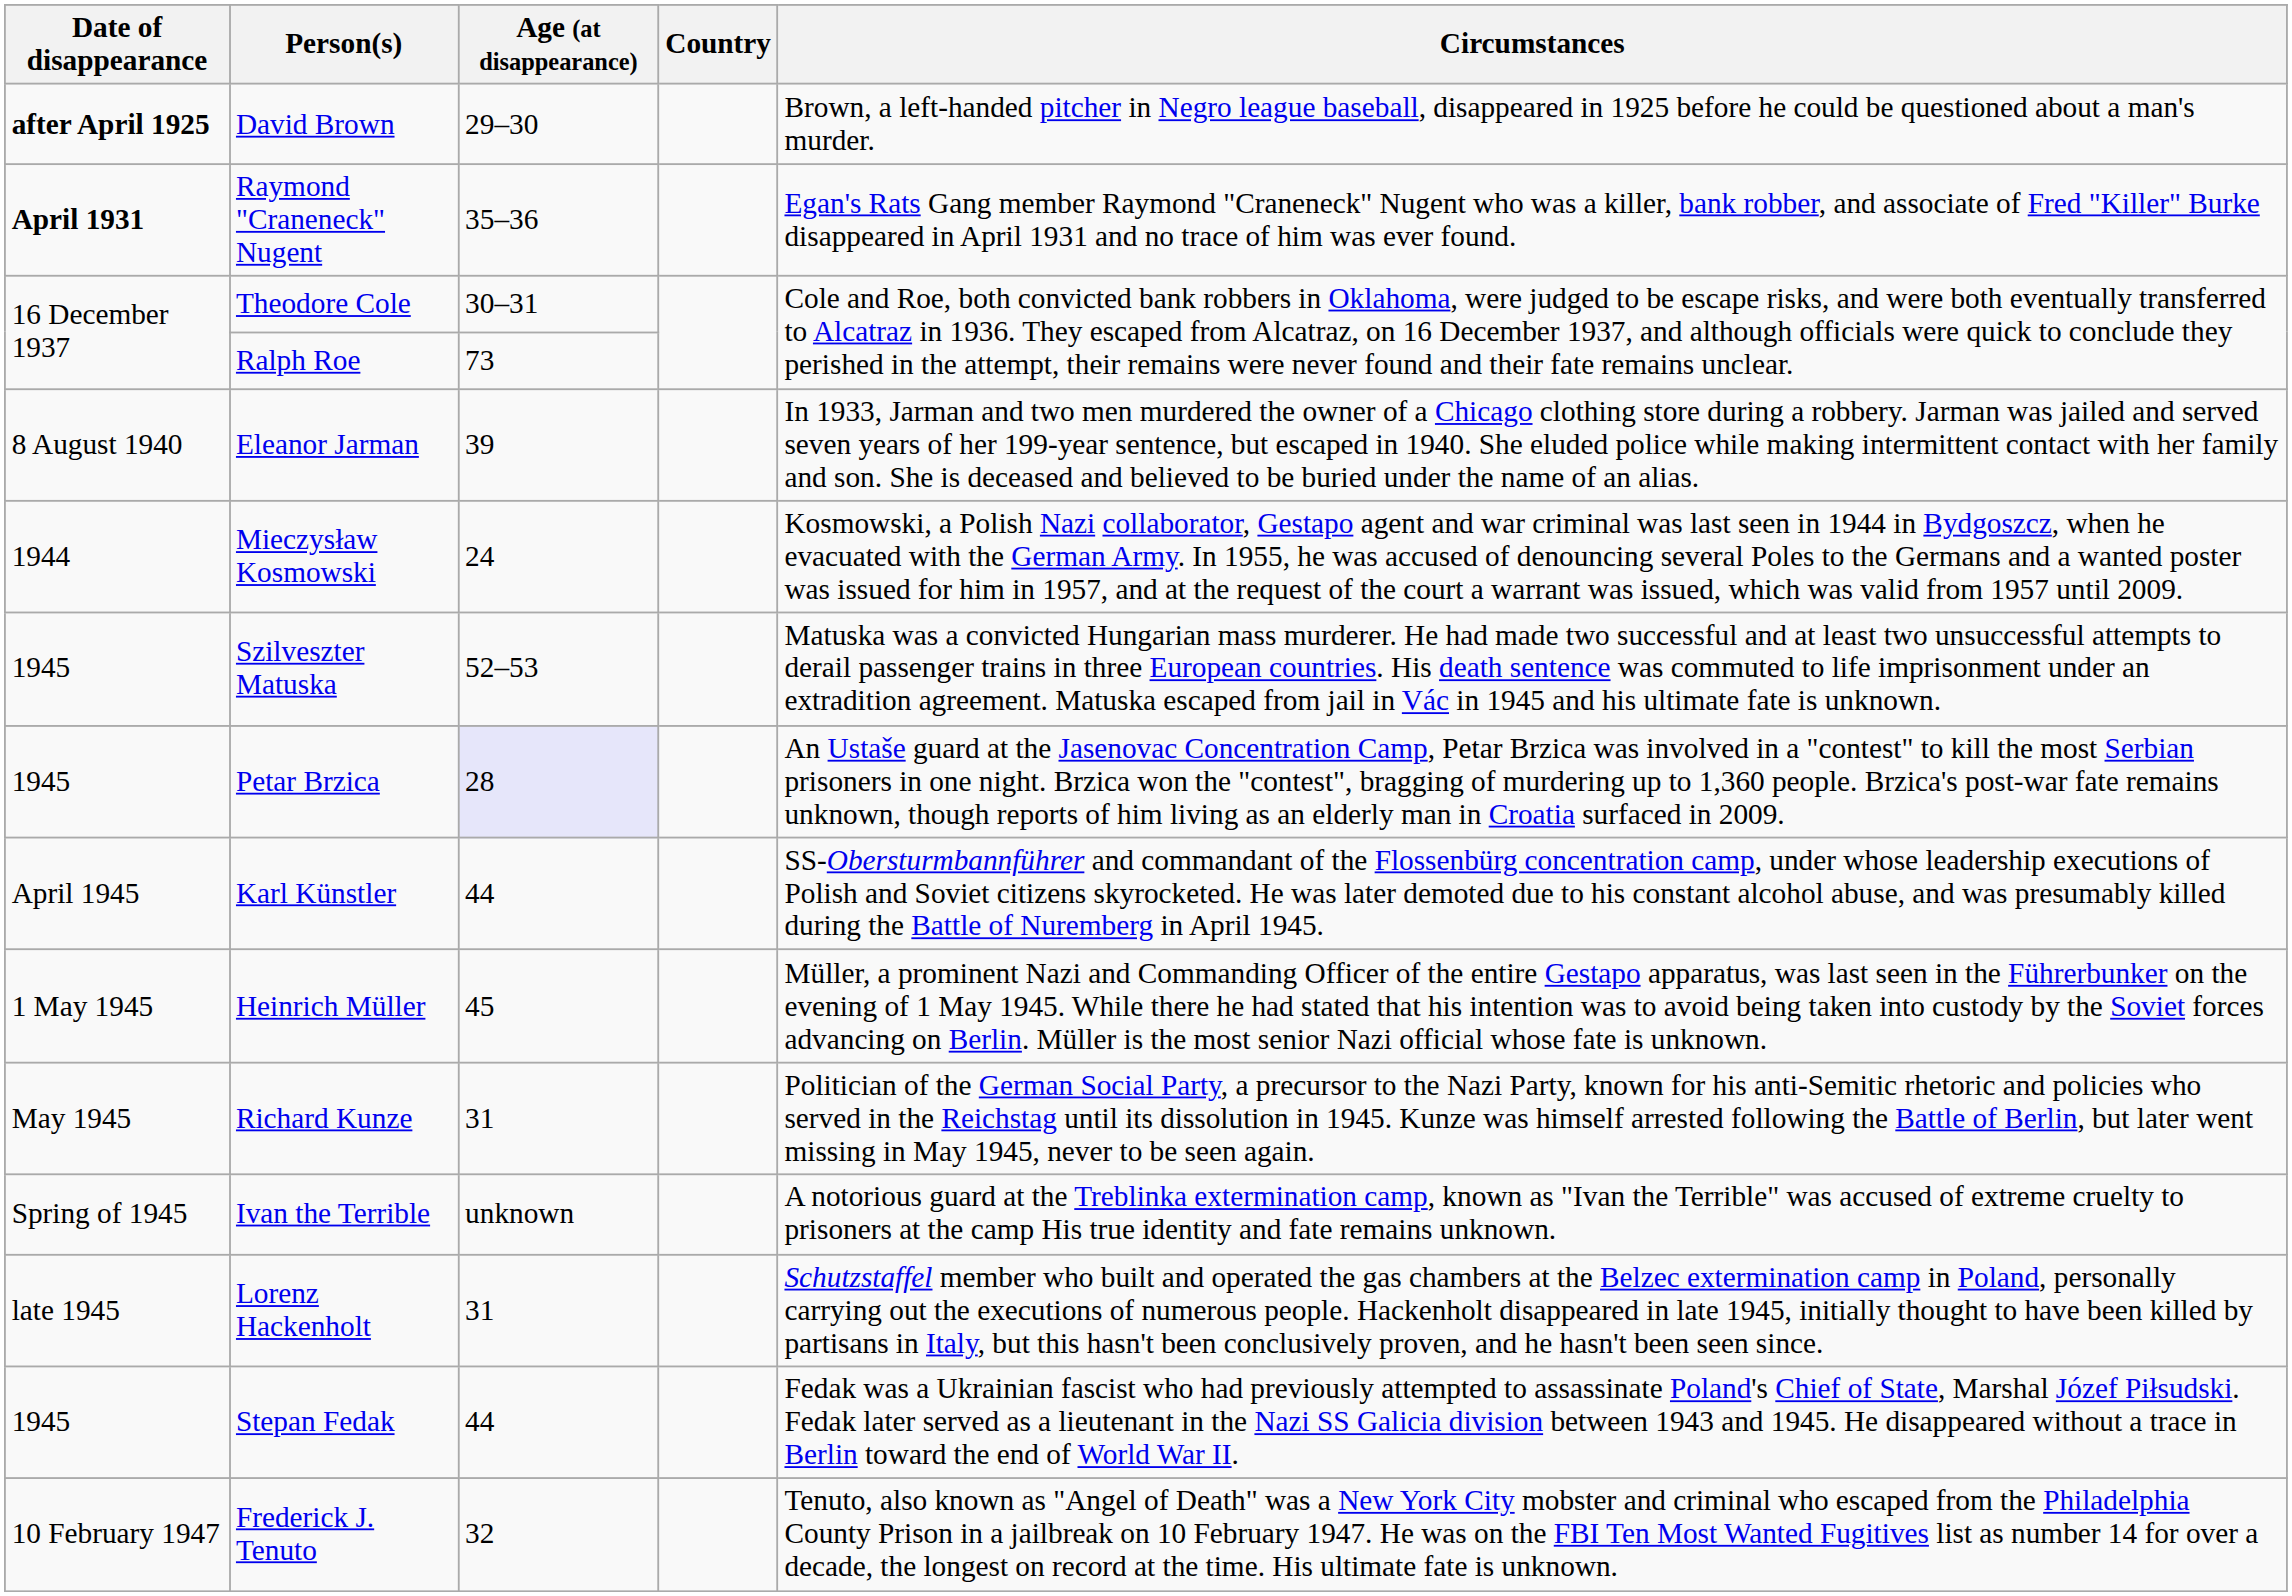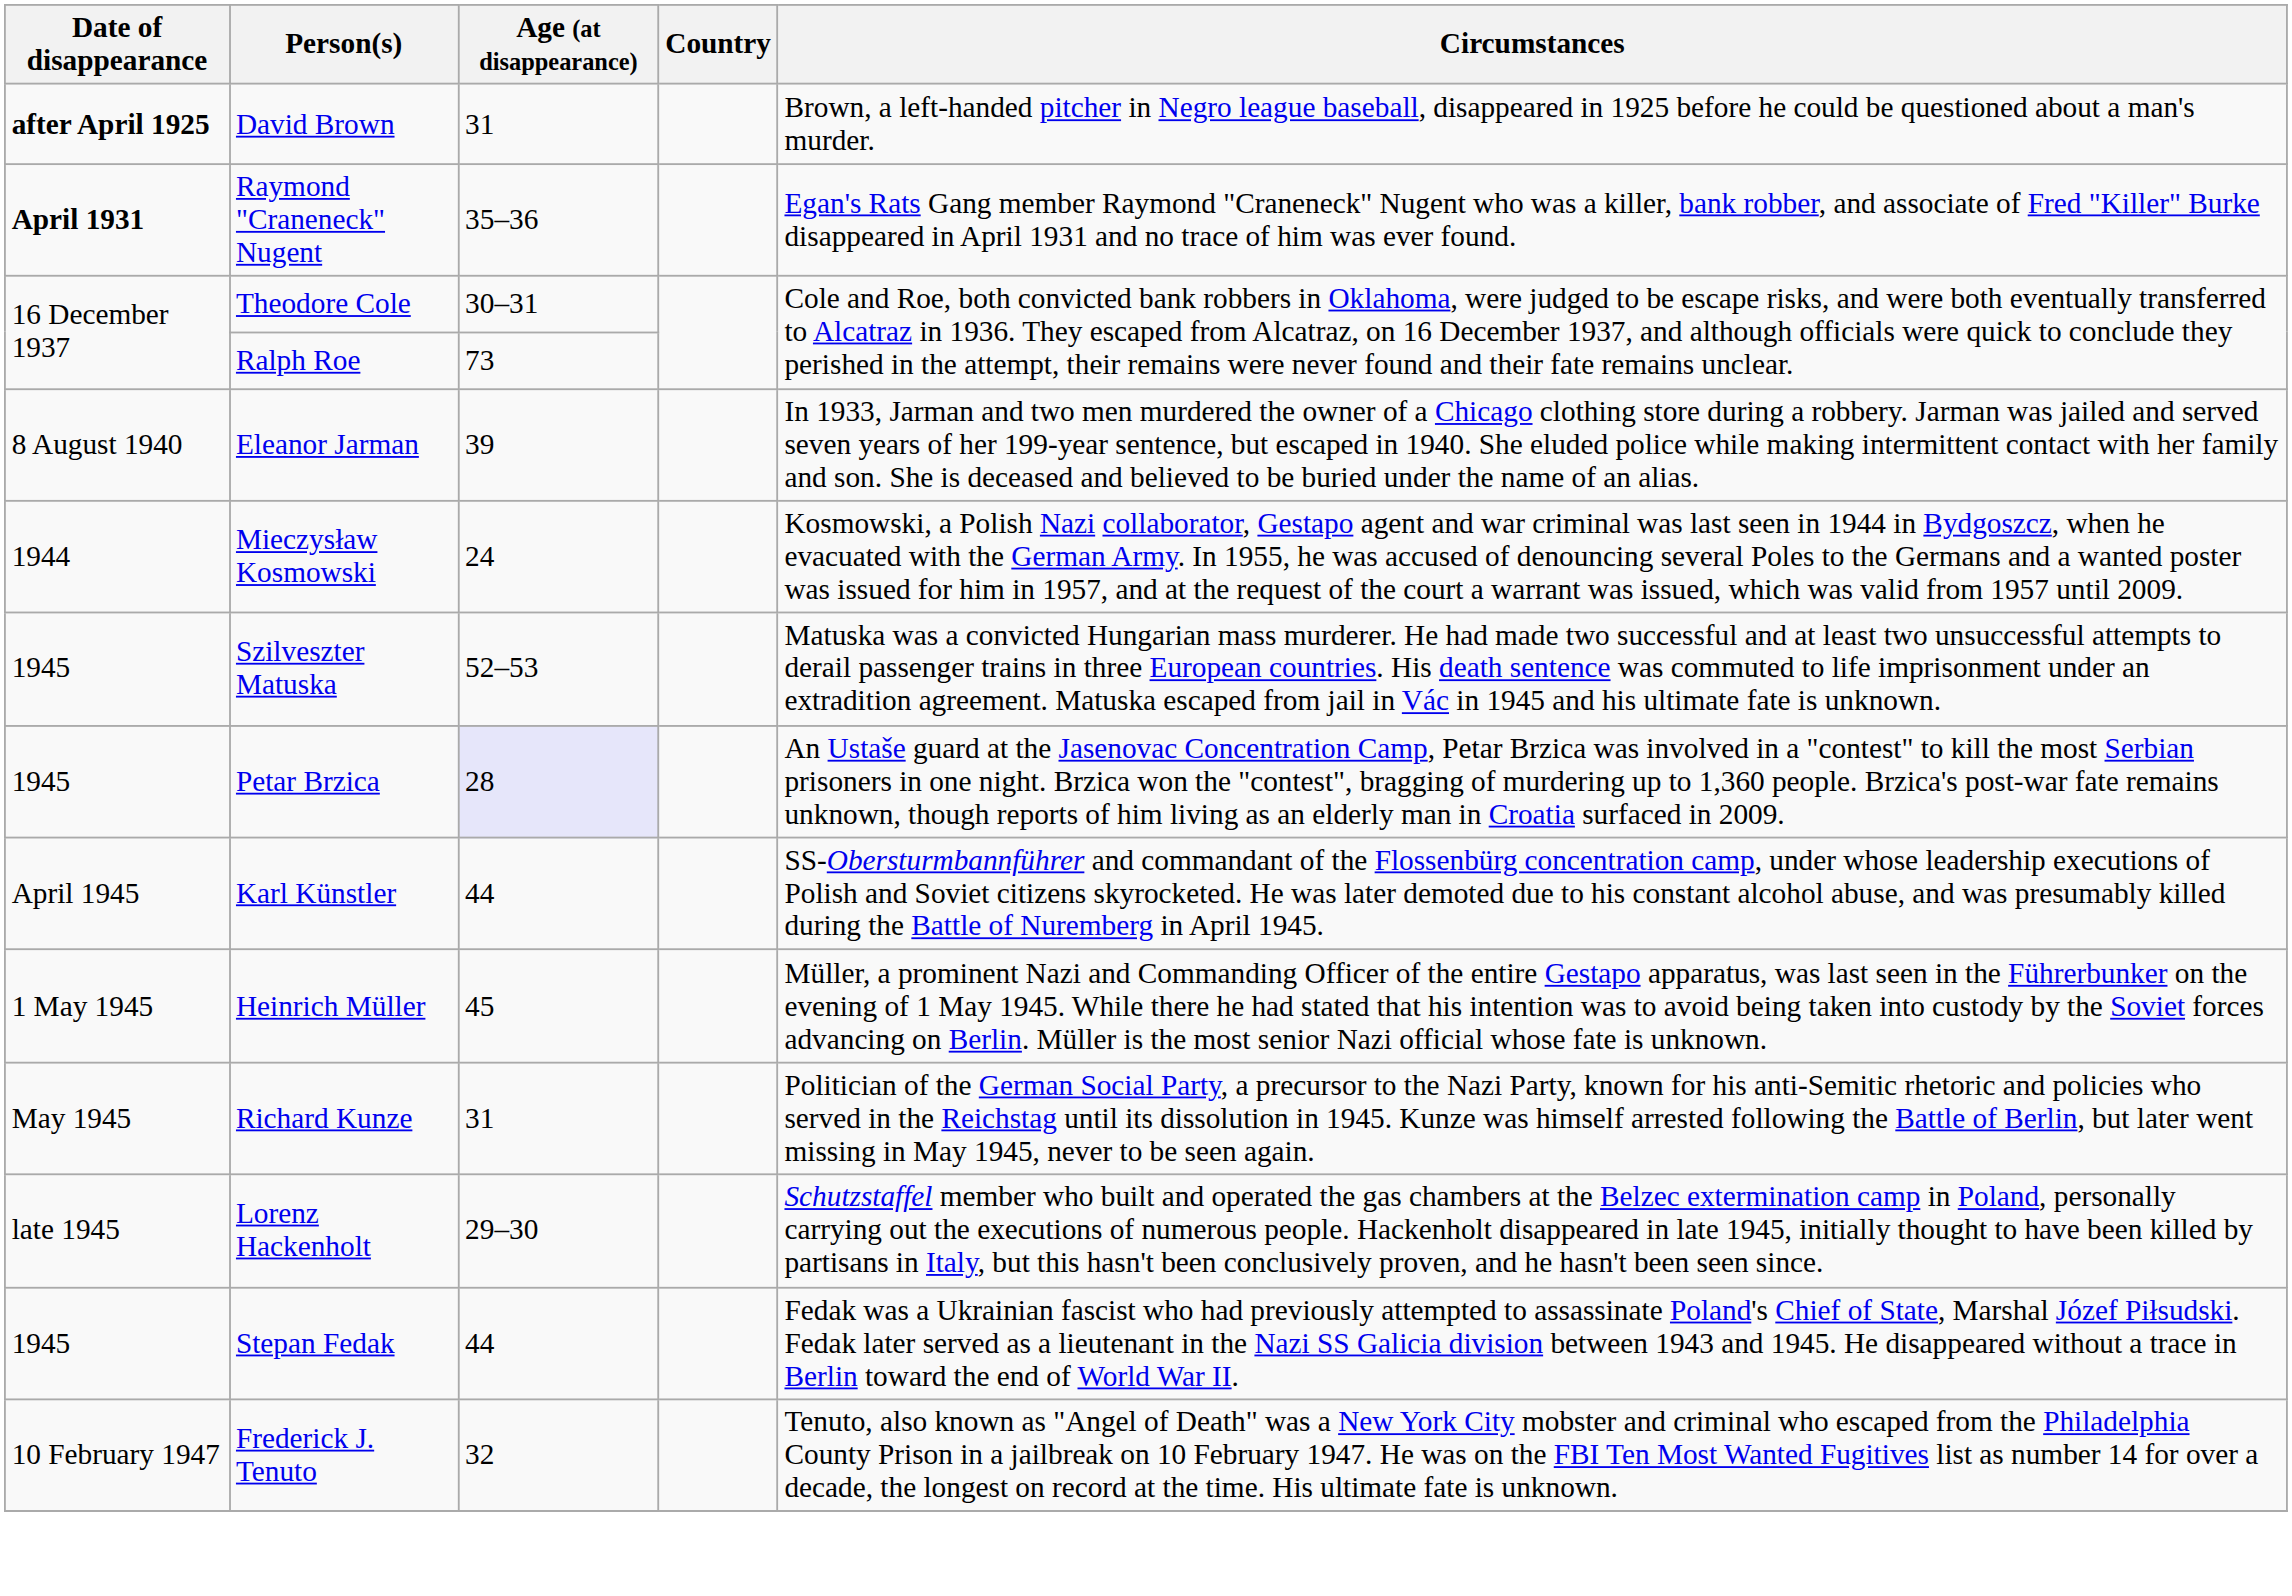(502, 123) 29–30 -> (480, 123) 31
- row: (333, 1213)
(480, 1309) 31 -> (502, 1230) 29–30
